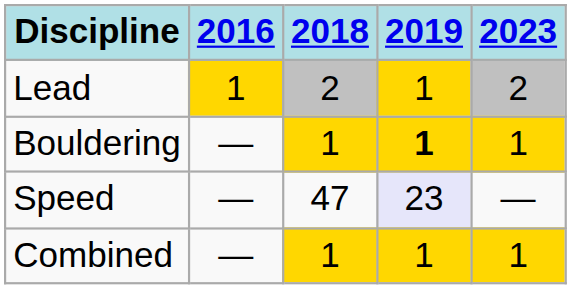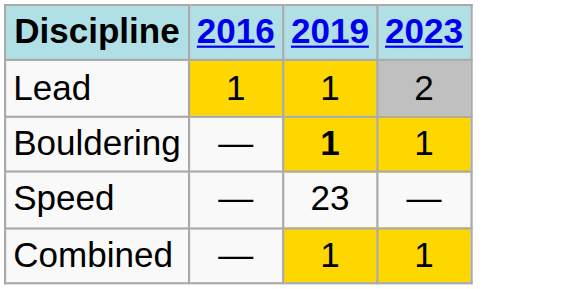- column: (330, 32)
(424, 198) lavender background -> (330, 198) no background
